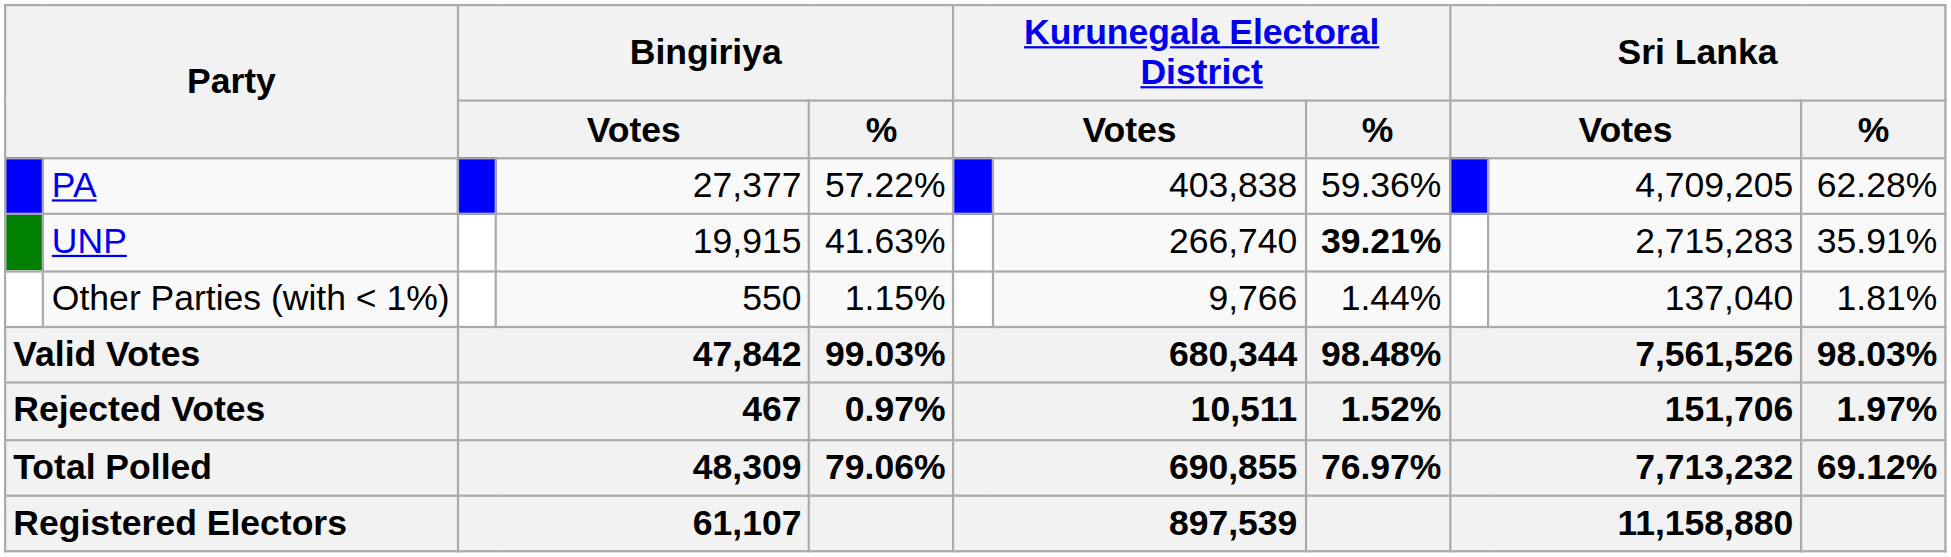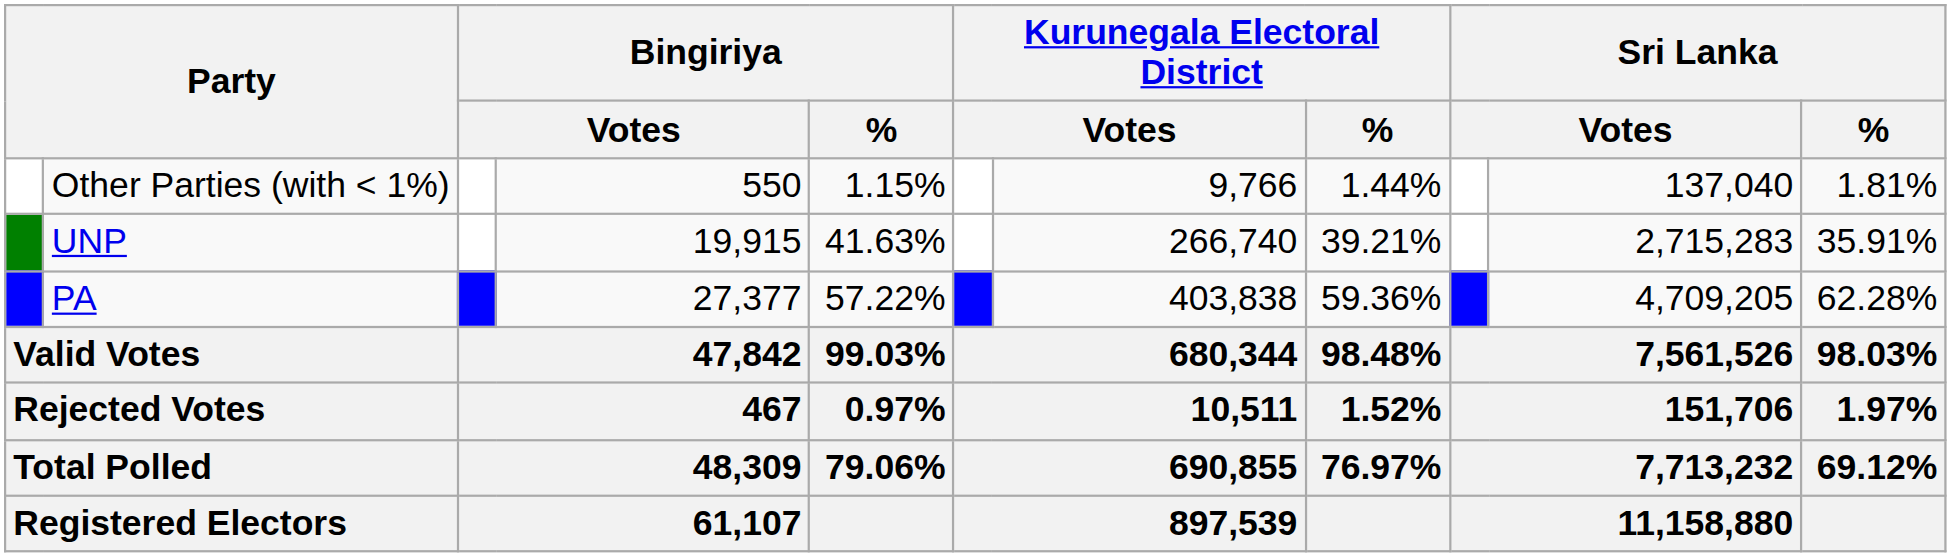rows swapped: (74, 185) <-> (251, 297)
(1381, 241) bold -> (1381, 241) normal
